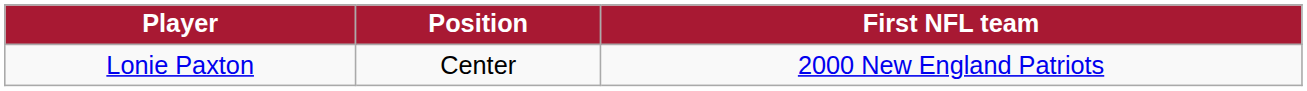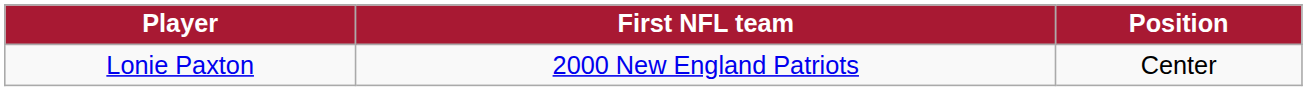columns swapped: (478, 24) <-> (951, 24)
